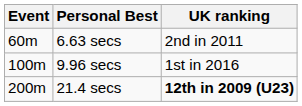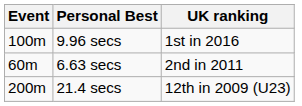rows swapped: (89, 40) <-> (89, 64)
(229, 88) bold -> (228, 88) normal
